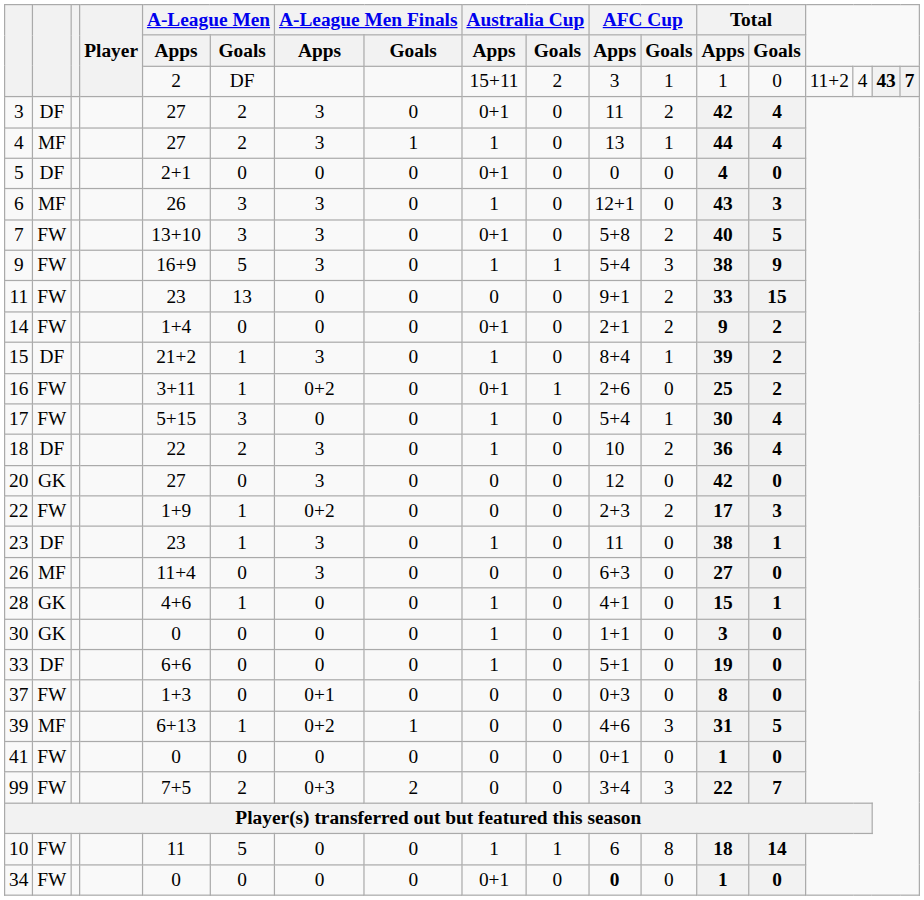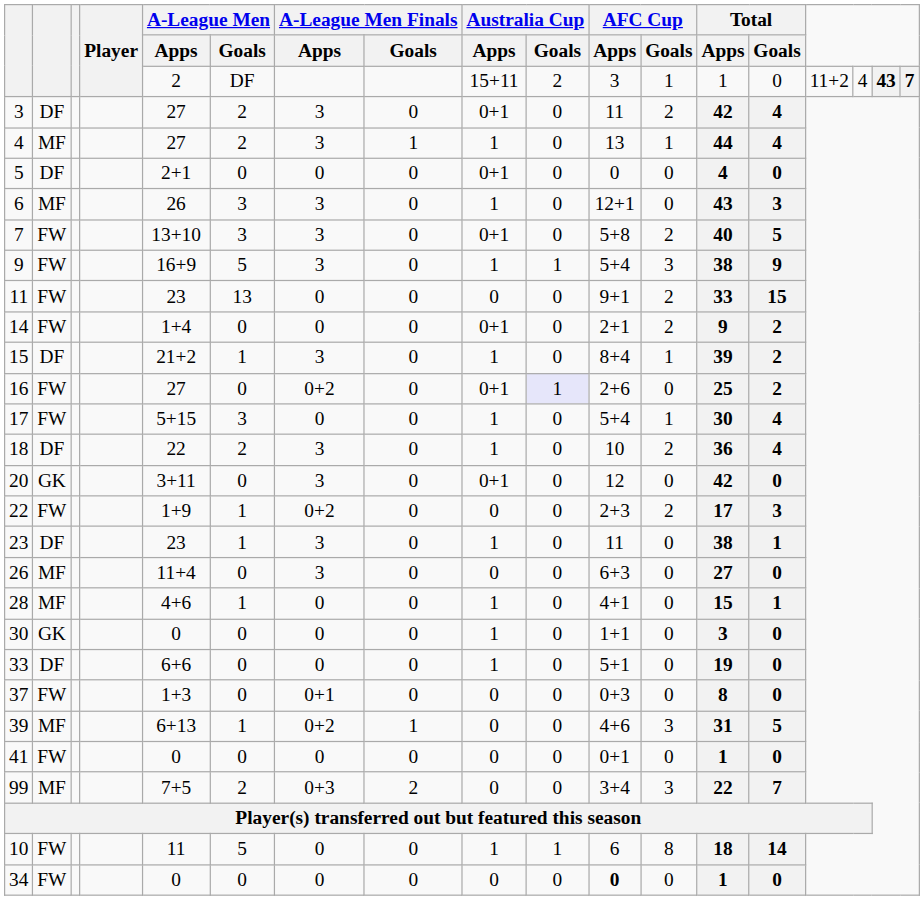(176, 388) 3+11 -> (176, 388) 27
(242, 388) 1 -> (242, 388) 0
(557, 388) no background -> (557, 388) lavender background
(176, 480) 27 -> (176, 480) 3+11
(494, 480) 0 -> (494, 480) 0+1
(52, 603) GK -> (52, 603) MF
(52, 787) FW -> (52, 787) MF
(494, 879) 0+1 -> (494, 879) 0
